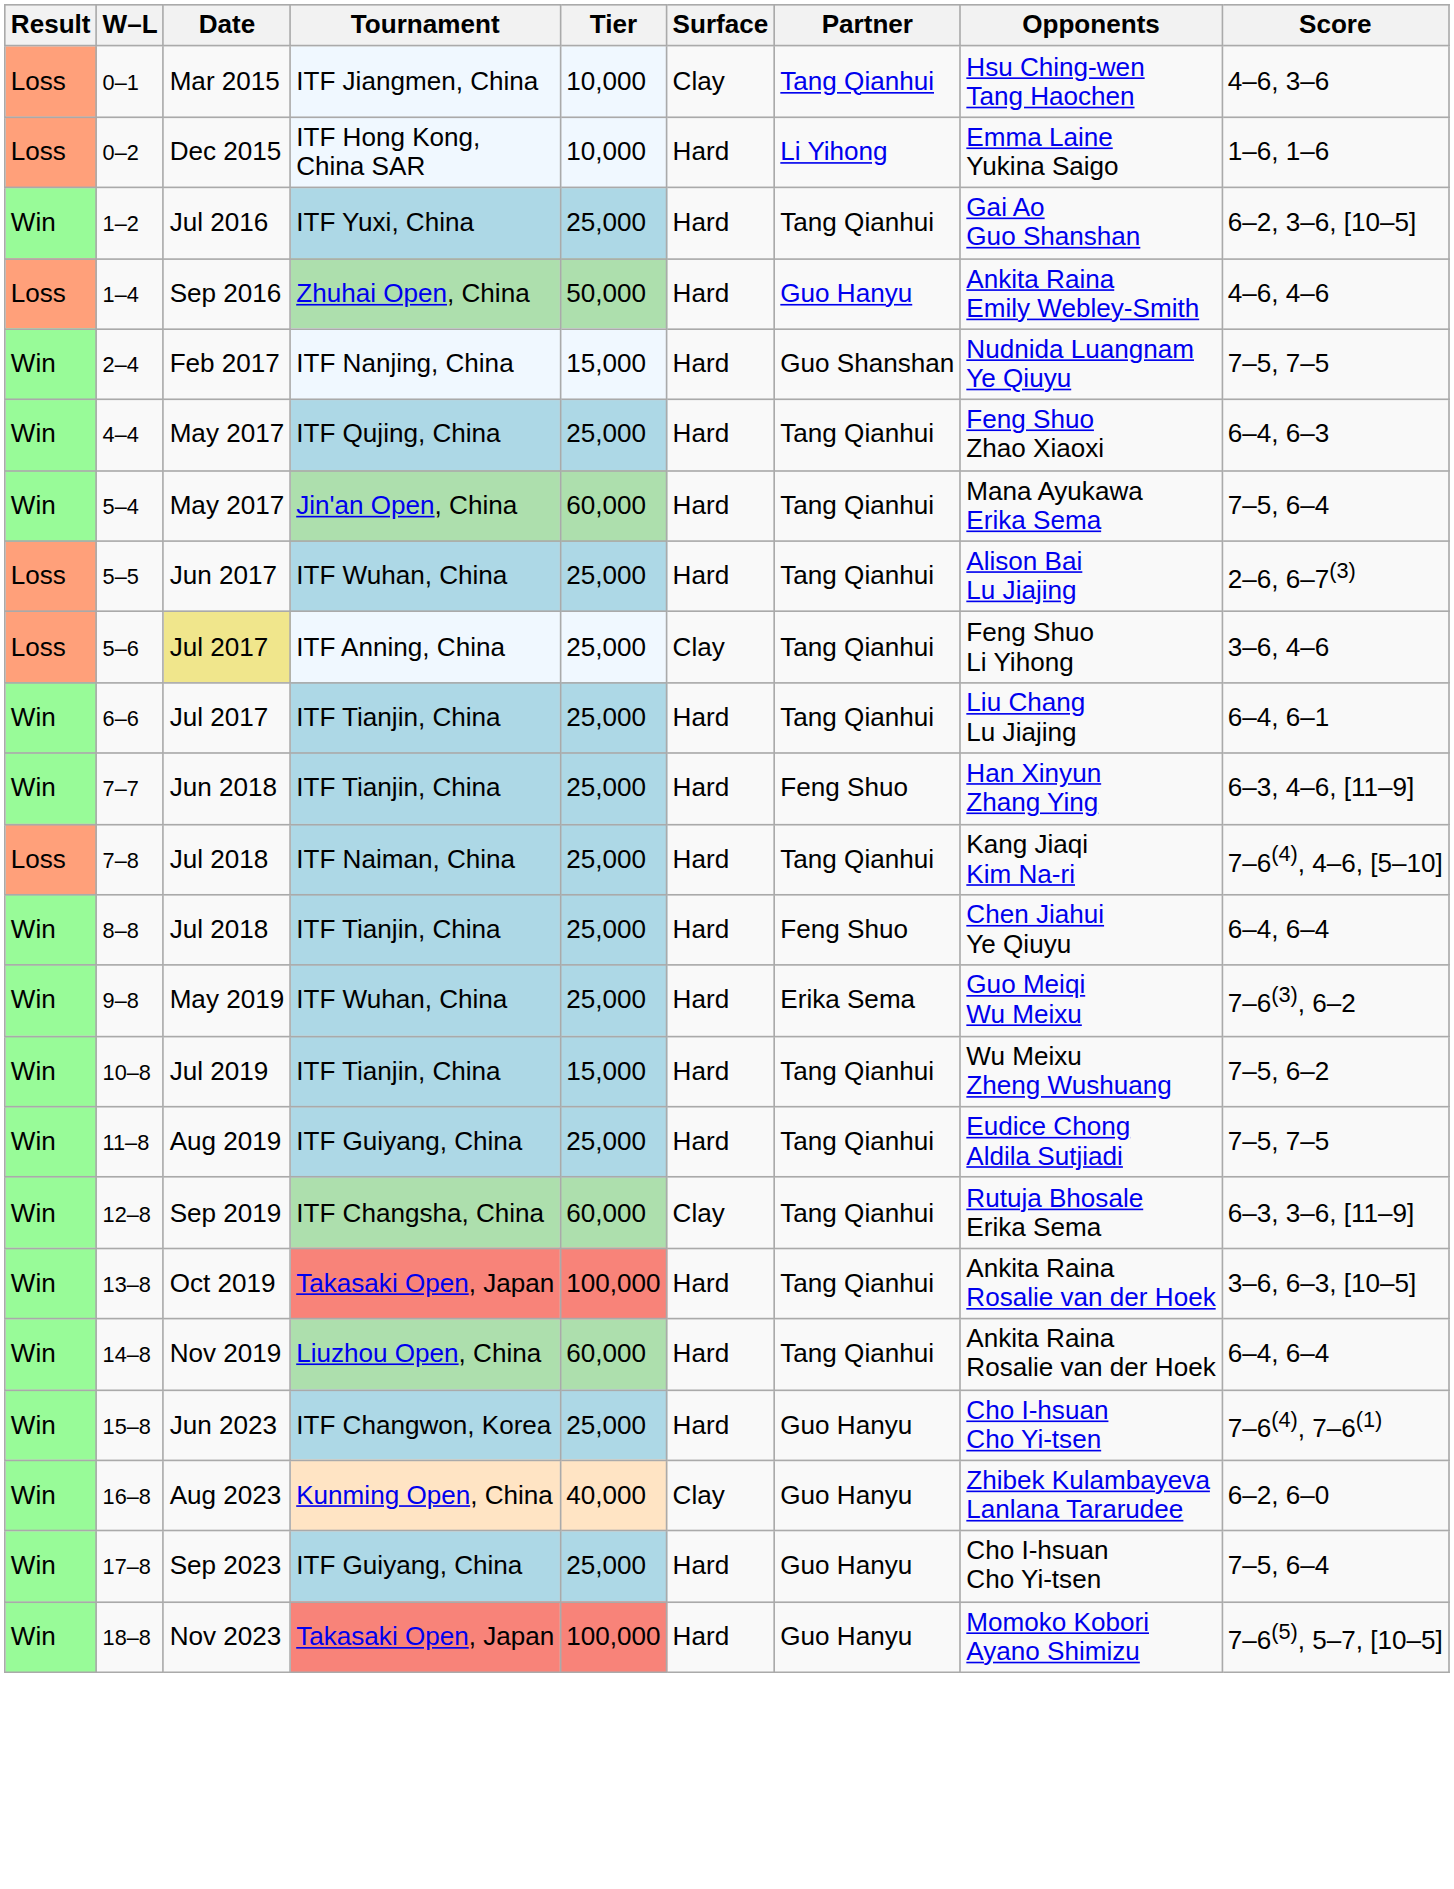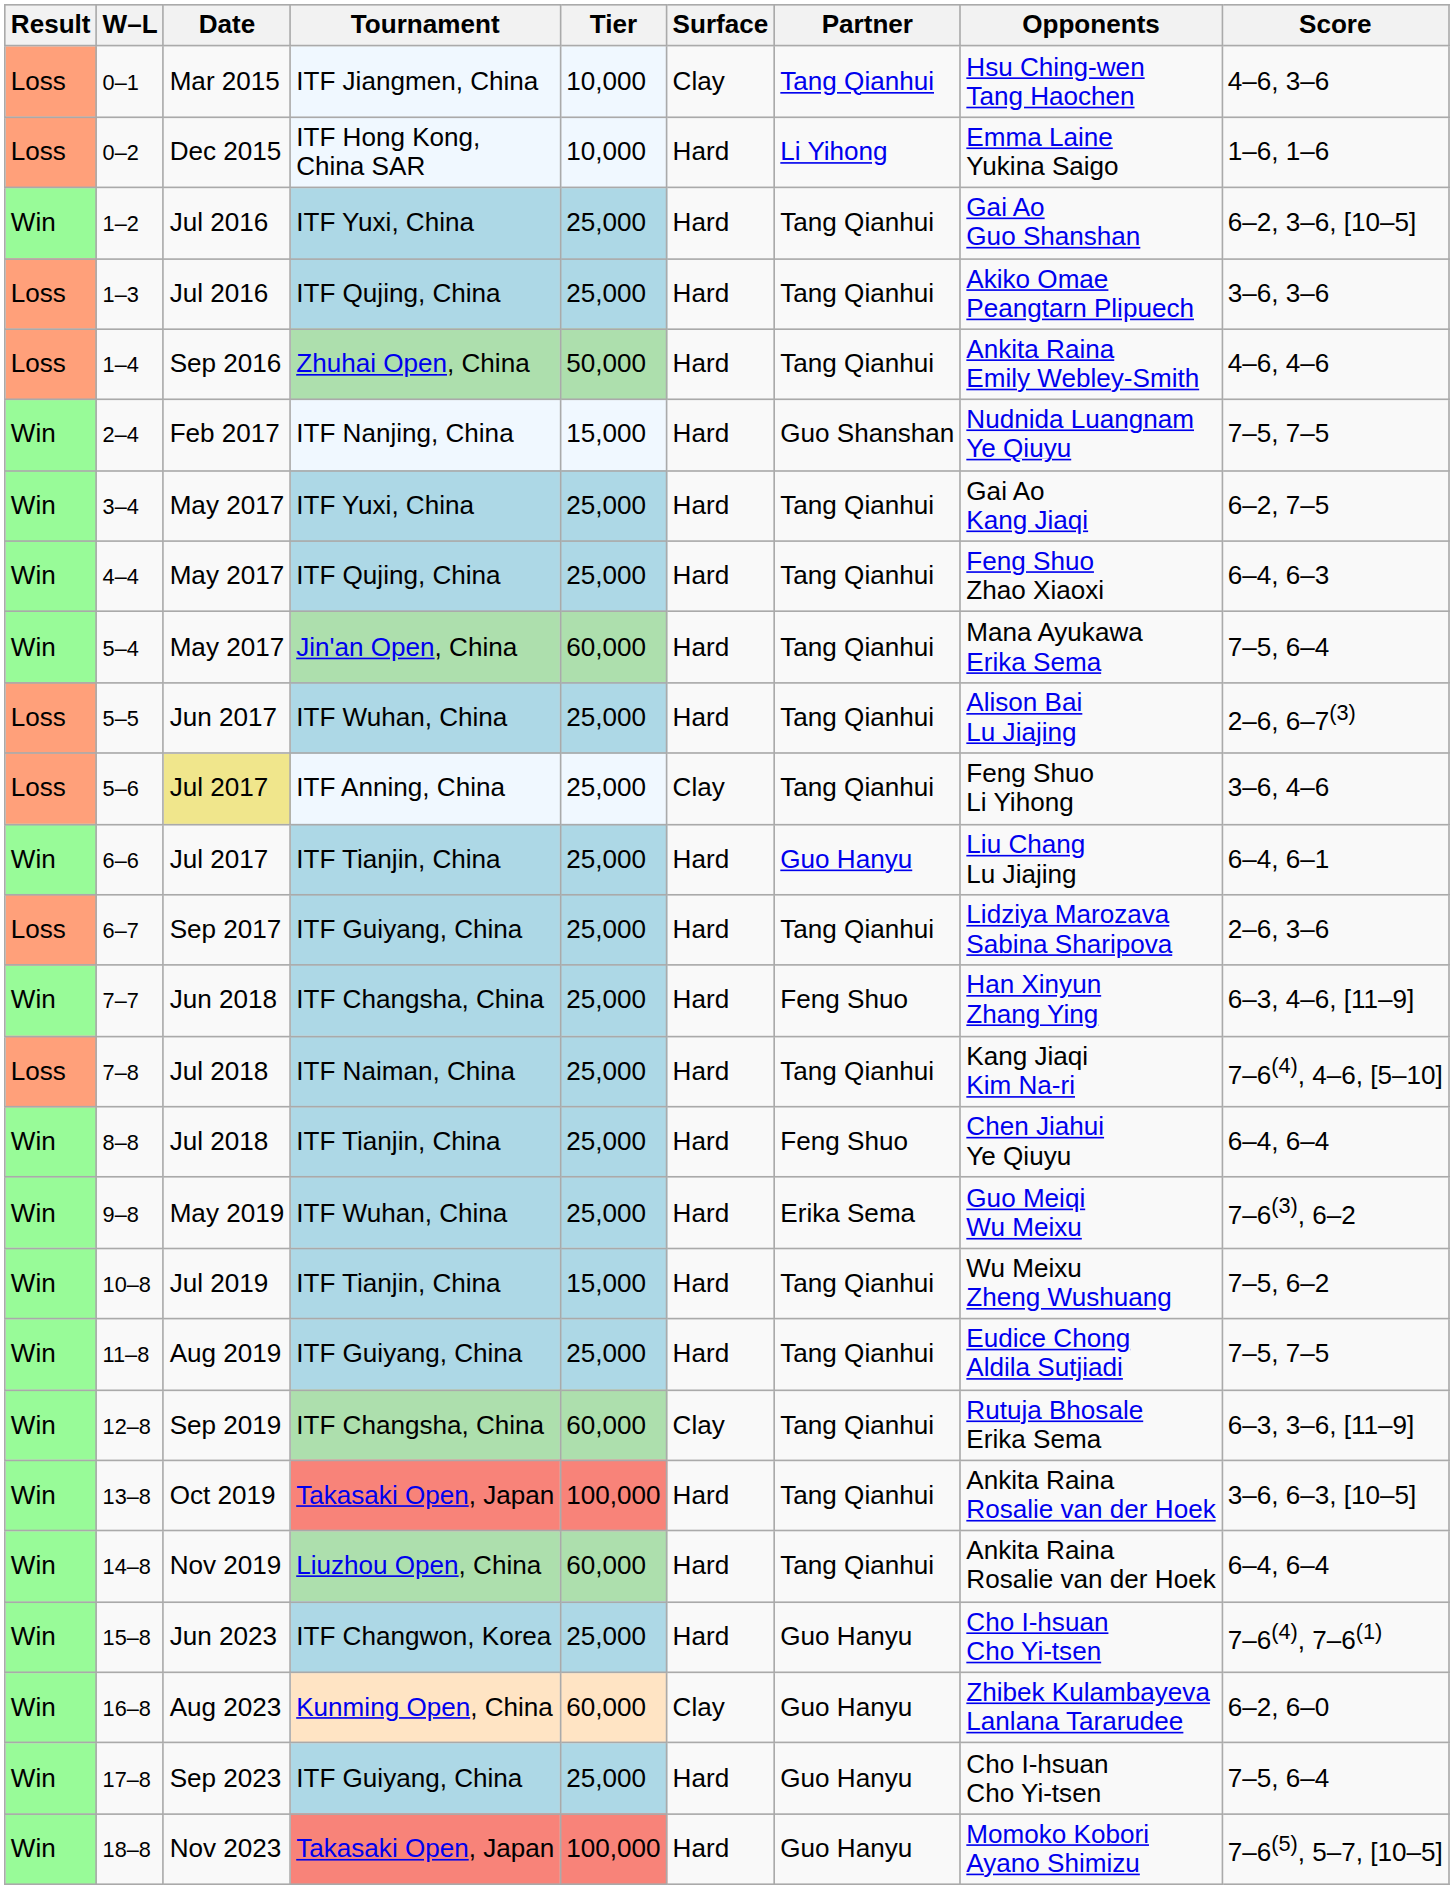+ row: (121, 294)
(846, 293) Guo Hanyu -> (857, 364) Tang Qianhui
+ row: (121, 507)
(857, 717) Tang Qianhui -> (846, 858) Guo Hanyu
+ row: (121, 931)
(398, 788) ITF Tianjin, China -> (420, 1000) ITF Changsha, China
(606, 1495) 40,000 -> (606, 1707) 60,000
